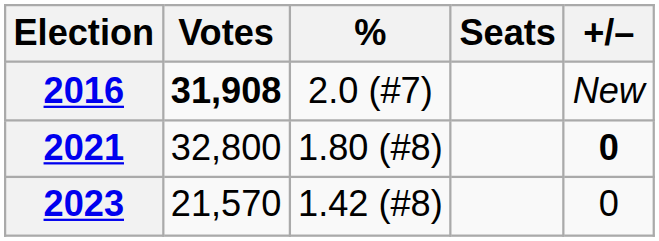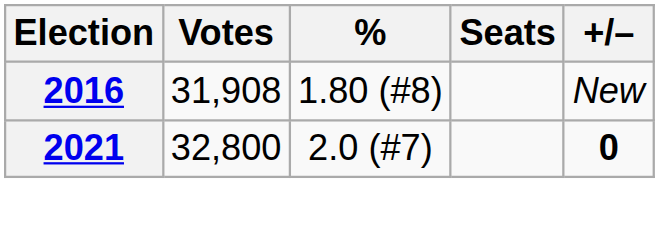(226, 90) bold -> (226, 90) normal
(370, 90) 2.0 (#7) -> (370, 90) 1.80 (#8)
(370, 147) 1.80 (#8) -> (370, 147) 2.0 (#7)
- row: (84, 205)
